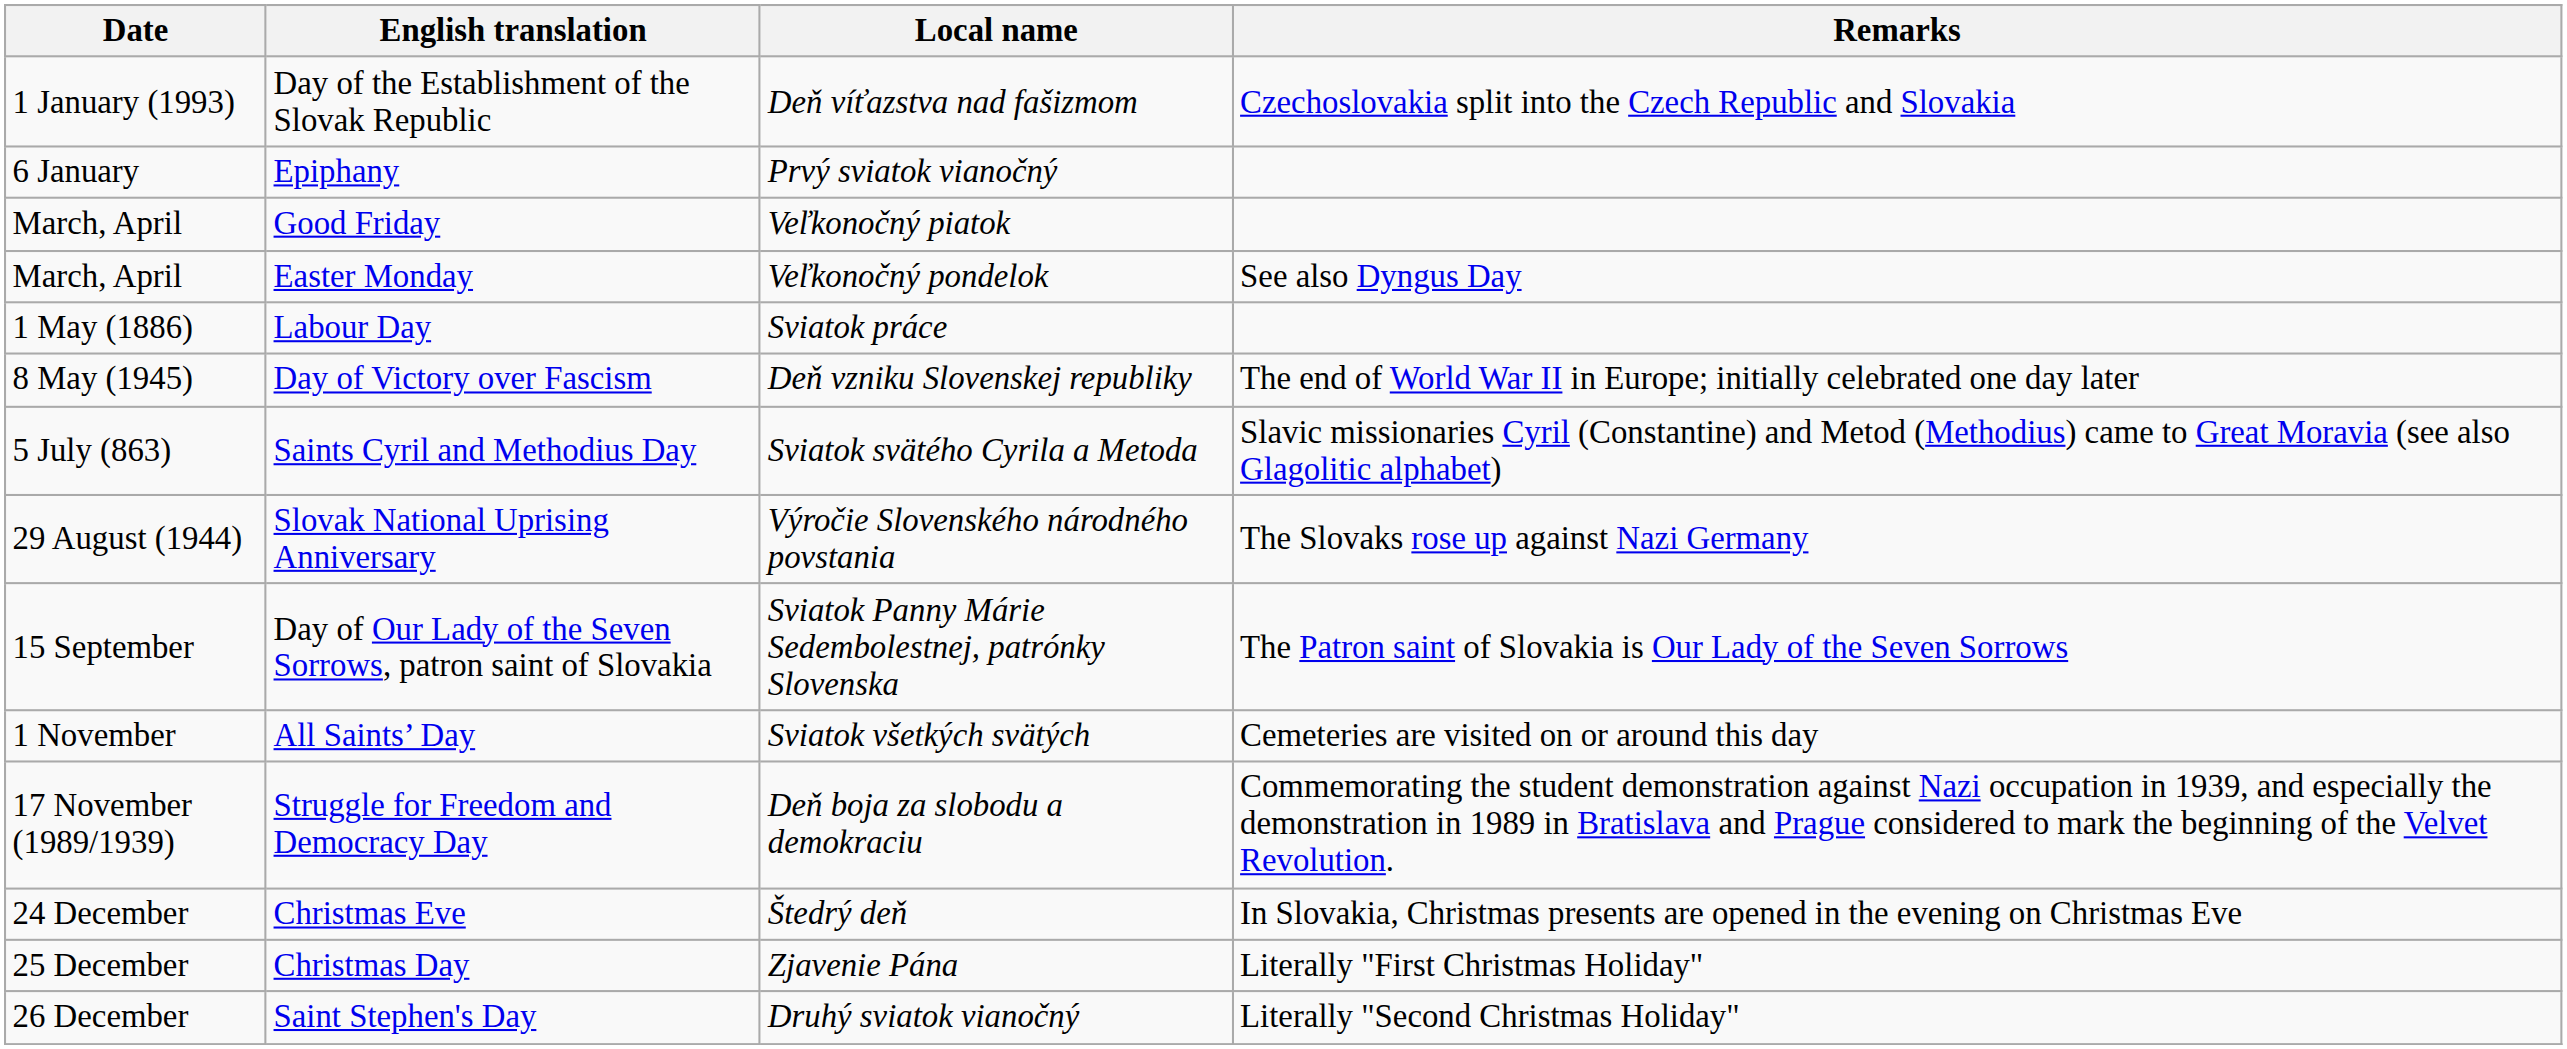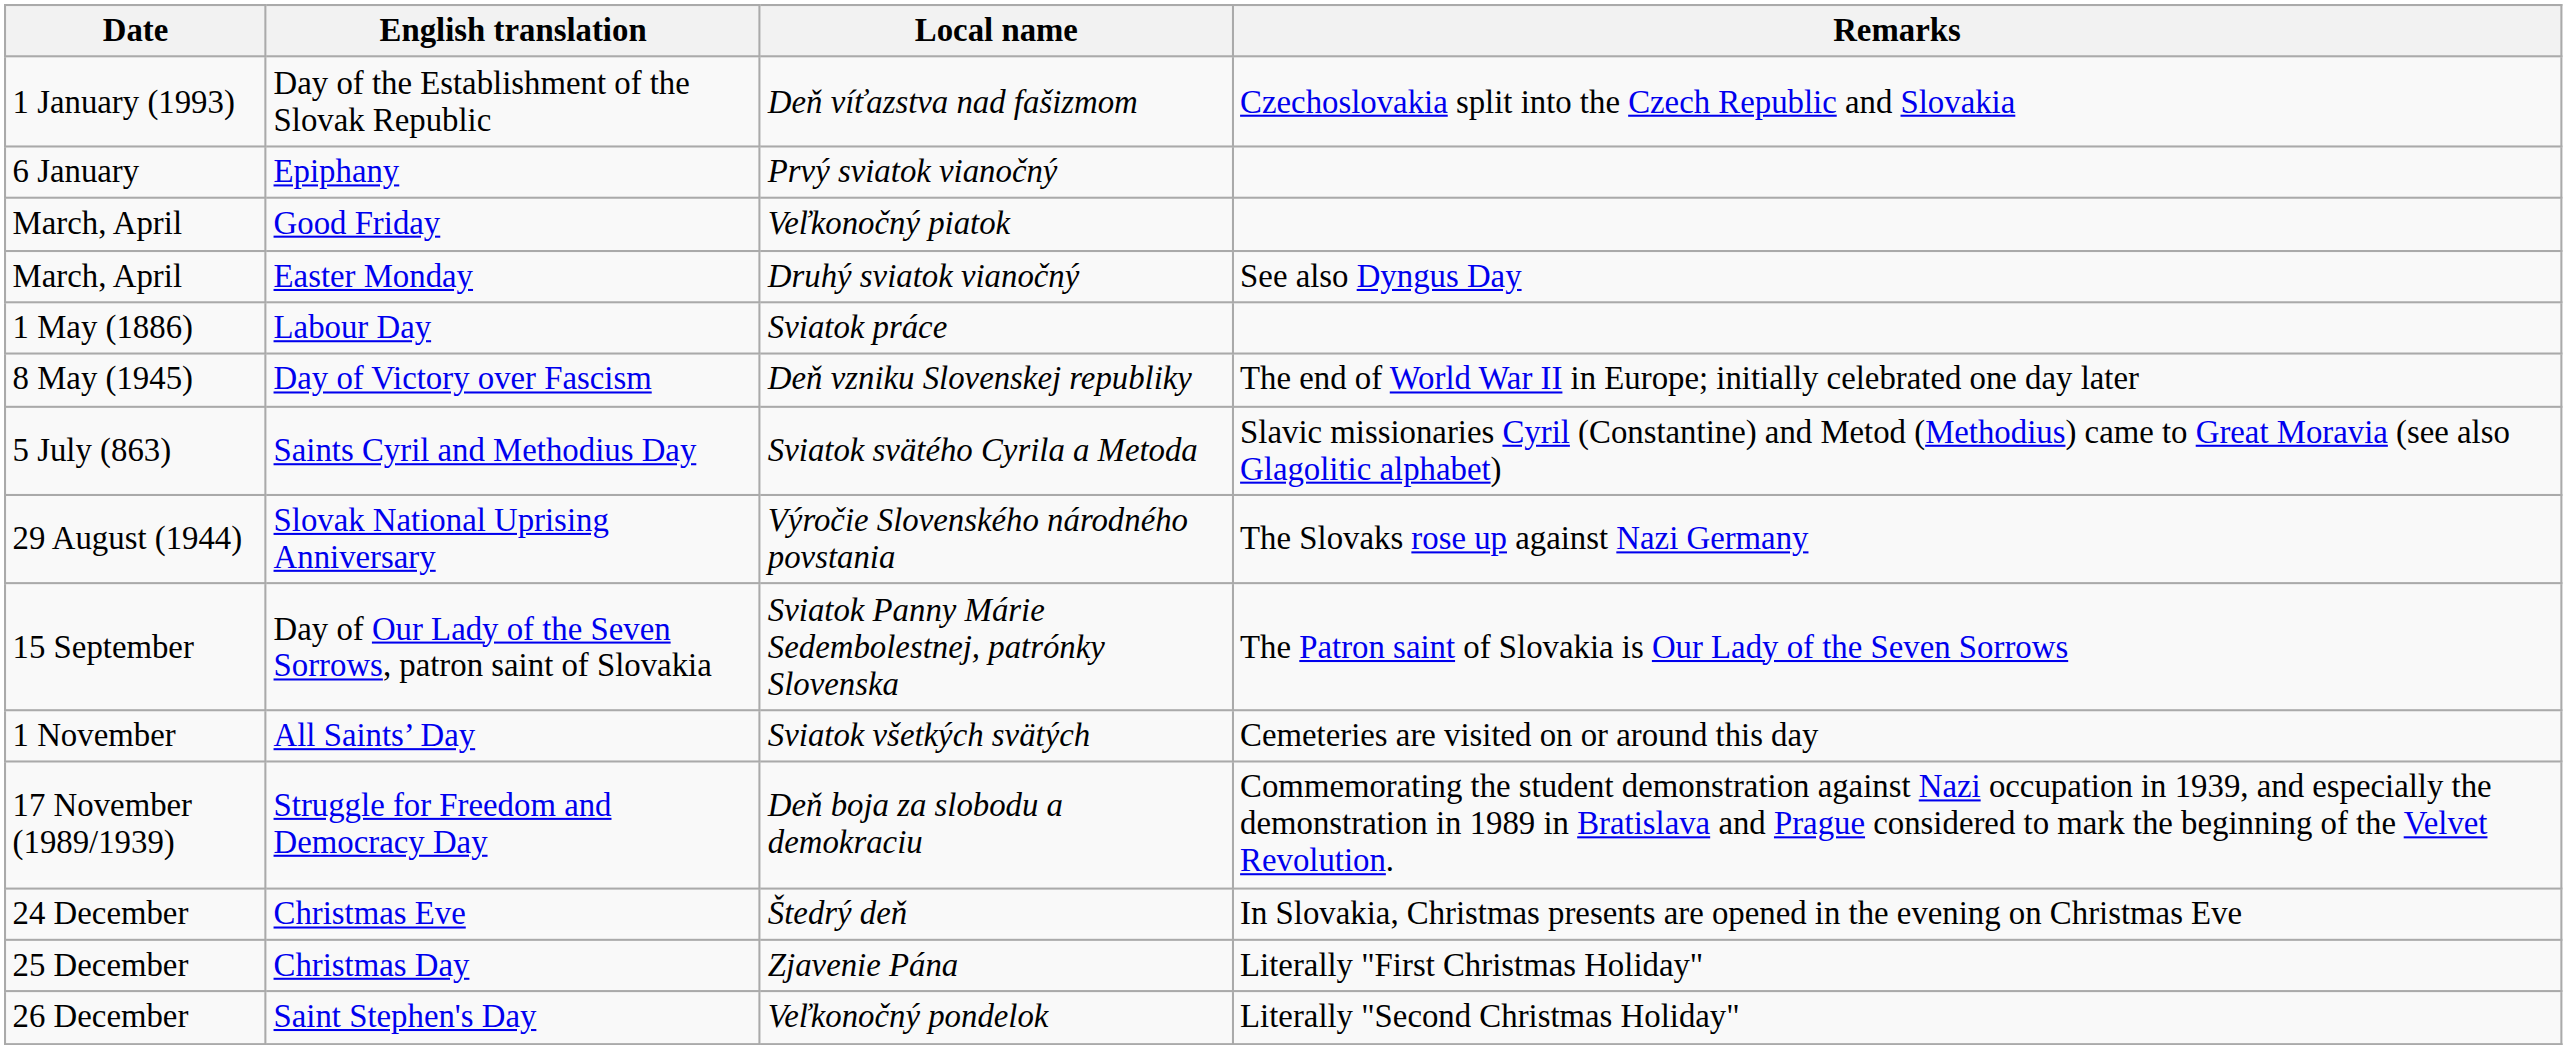(908, 275) Veľkonočný pondelok -> (924, 275) Druhý sviatok vianočný
(924, 1017) Druhý sviatok vianočný -> (908, 1017) Veľkonočný pondelok
